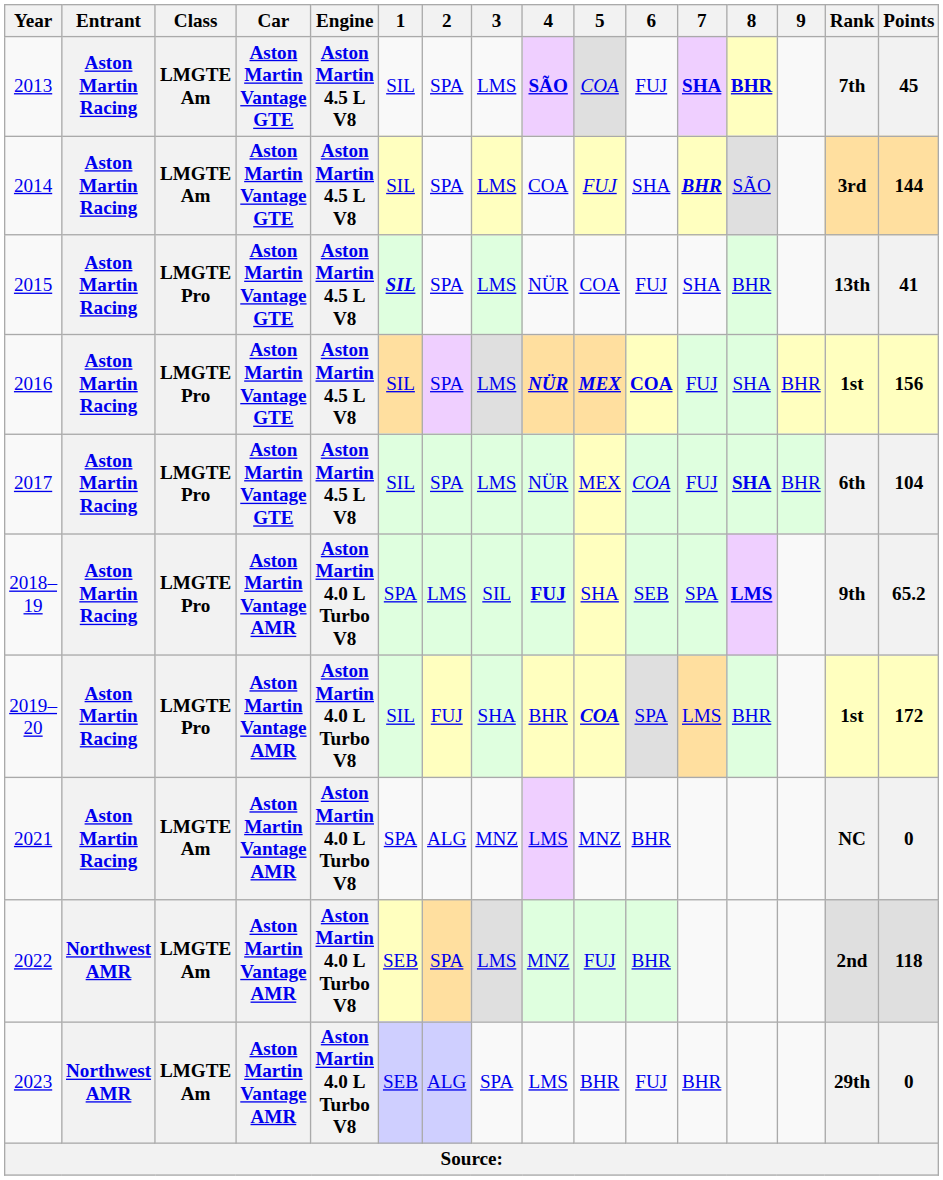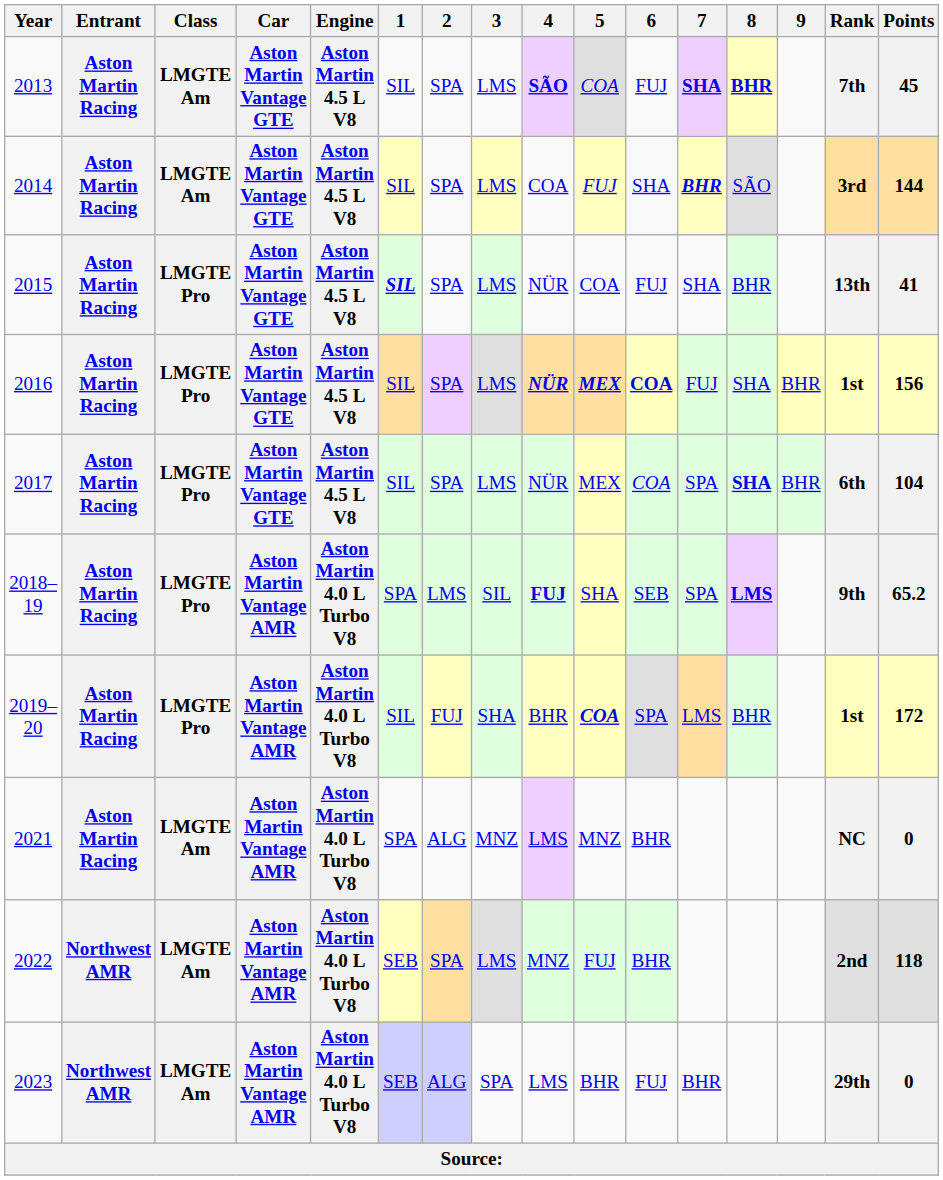(702, 483) FUJ -> (702, 483) SPA
